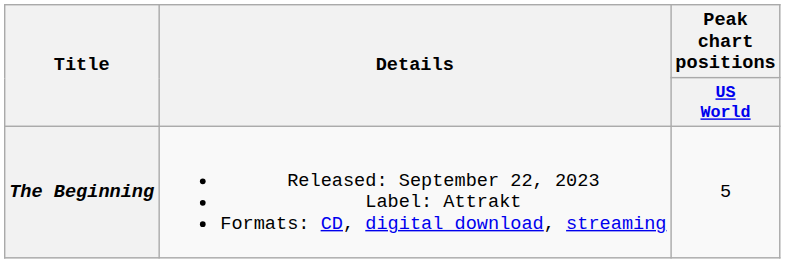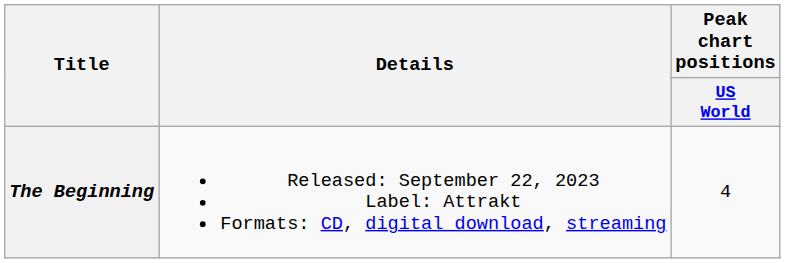(726, 192) 5 -> (726, 192) 4
